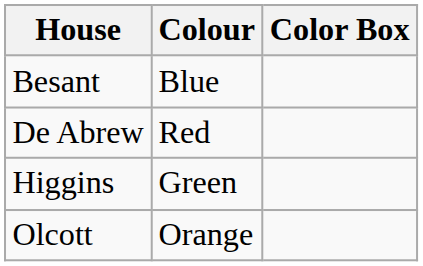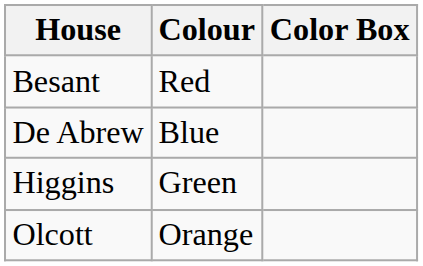(189, 81) Blue -> (184, 81) Red
(184, 132) Red -> (189, 132) Blue
